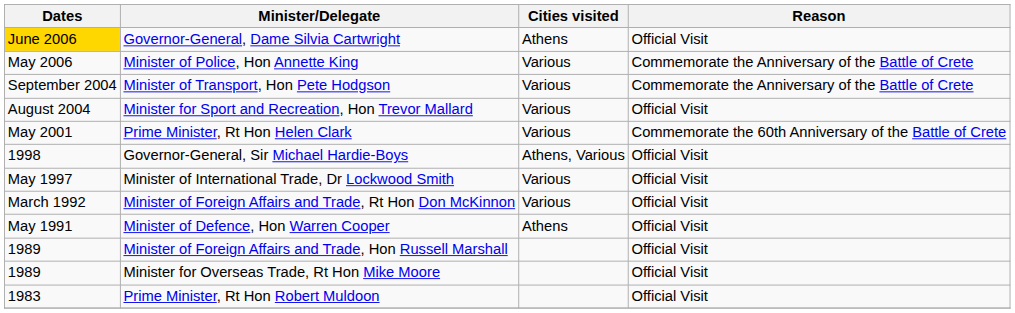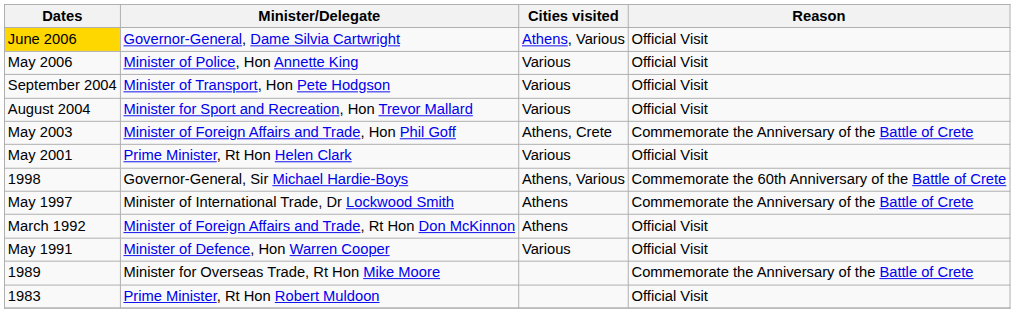(545, 39) Athens -> (573, 39) Athens, Various
(803, 62) Commemorate the Anniversary of the Battle of Crete -> (670, 62) Official Visit
(803, 86) Commemorate the Anniversary of the Battle of Crete -> (670, 86) Official Visit
+ row: (290, 132)
(819, 132) Commemorate the 60th Anniversary of the Battle of Crete -> (670, 156) Official Visit
(670, 156) Official Visit -> (819, 179) Commemorate the 60th Anniversary of the Battle of Crete
(546, 179) Various -> (545, 202) Athens
(670, 179) Official Visit -> (803, 202) Commemorate the Anniversary of the Battle of Crete
(546, 202) Various -> (545, 226) Athens
(545, 226) Athens -> (546, 249) Various
- row: (316, 249)
(670, 272) Official Visit -> (803, 272) Commemorate the Anniversary of the Battle of Crete
